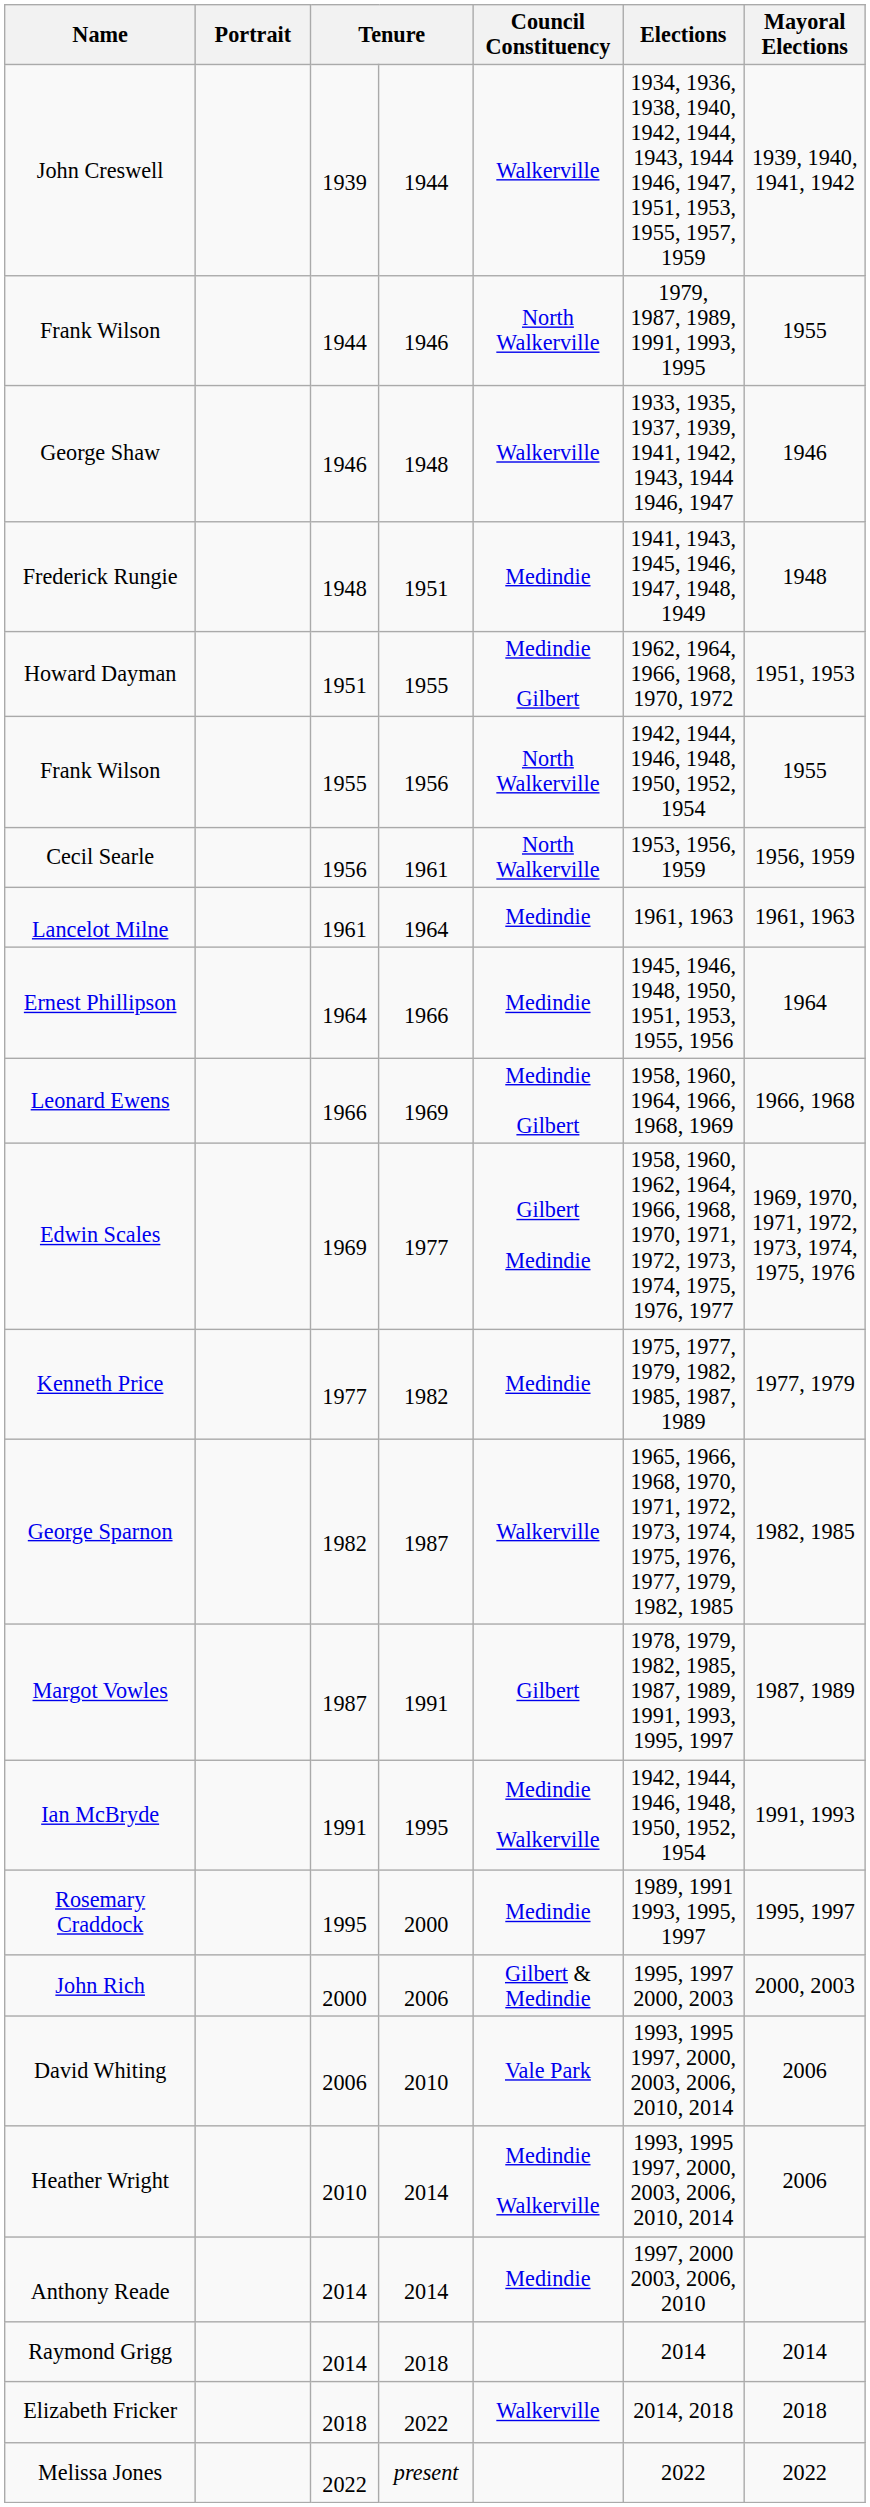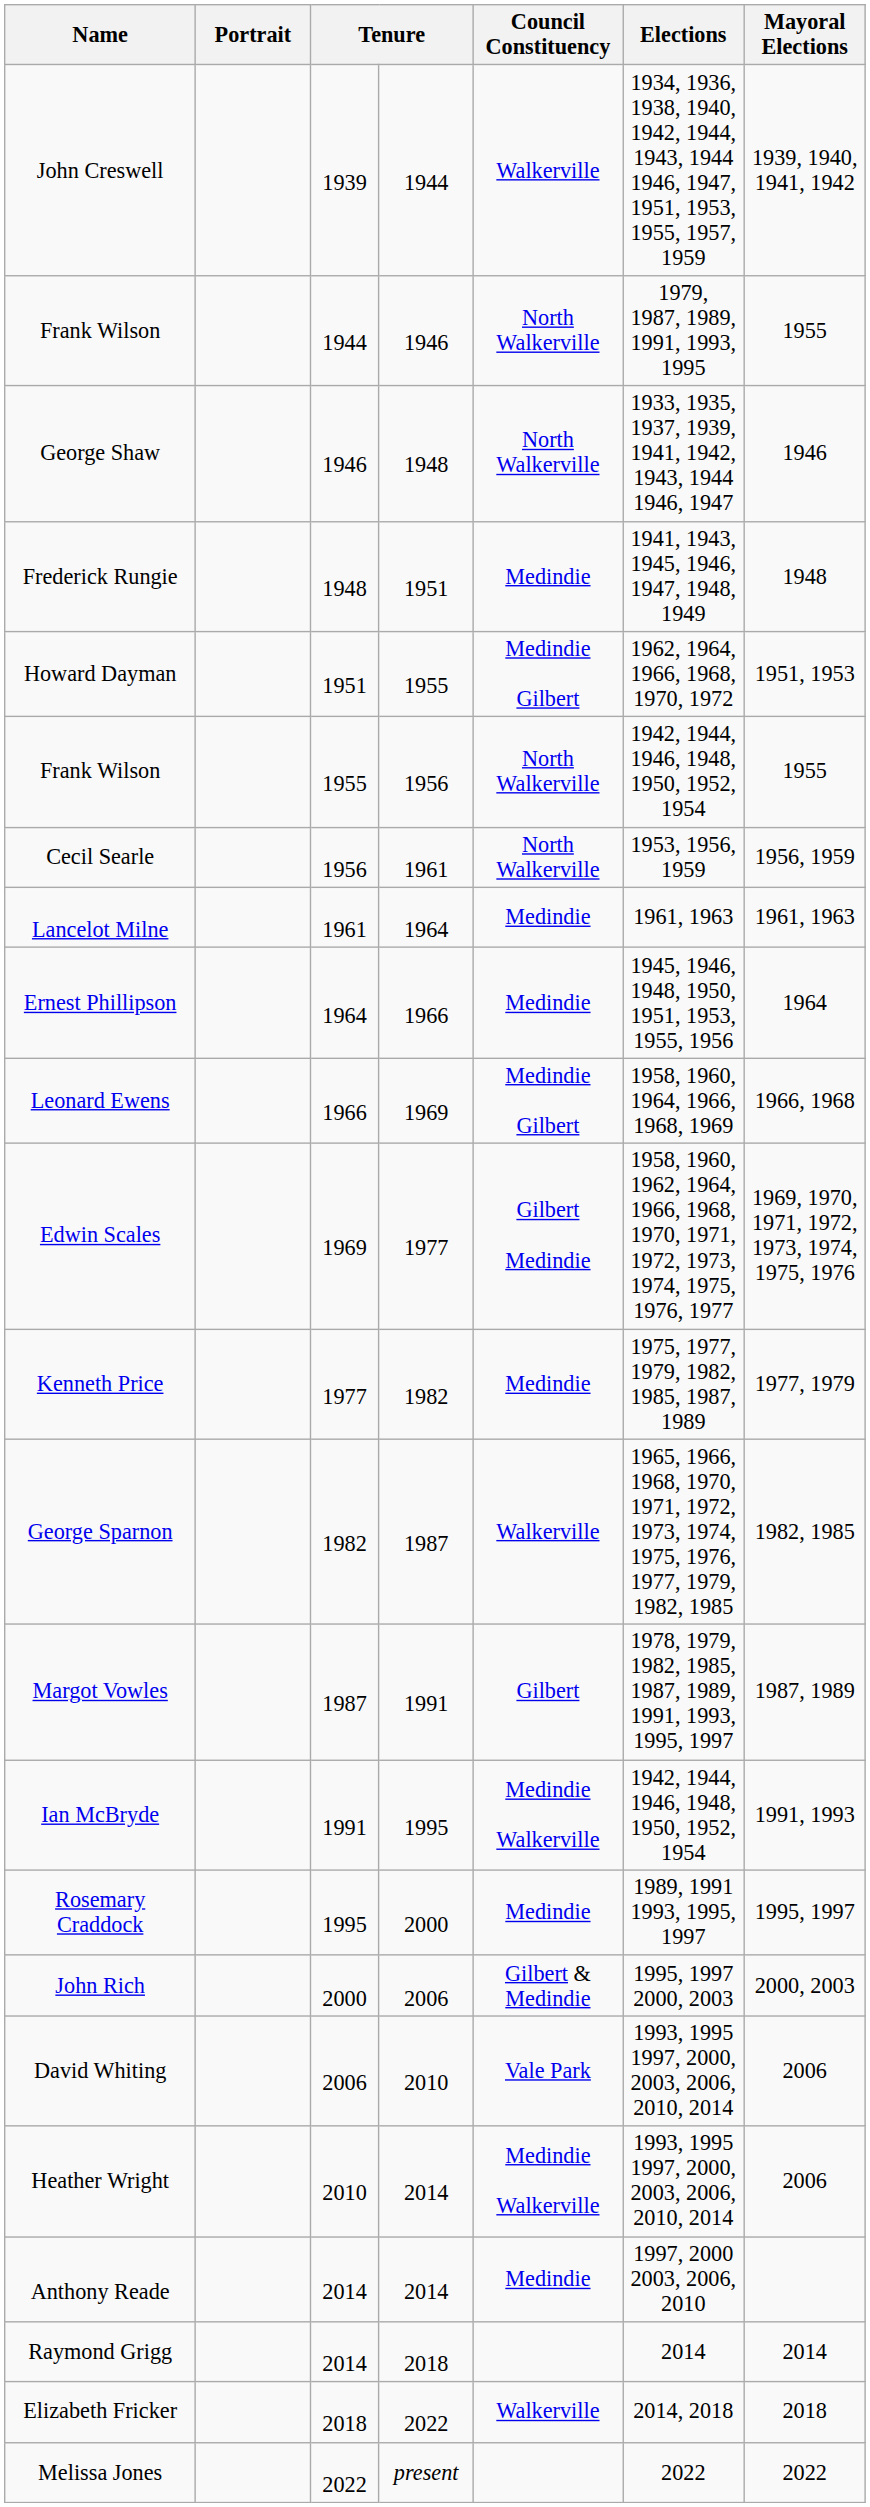(548, 453) Walkerville -> (548, 453) North Walkerville
